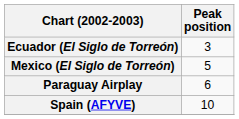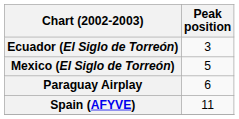(208, 104) 10 -> (208, 104) 11
